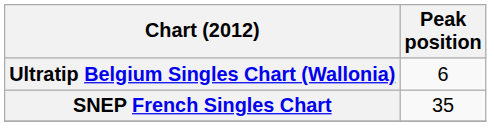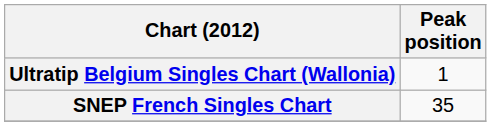(443, 74) 6 -> (443, 74) 1
